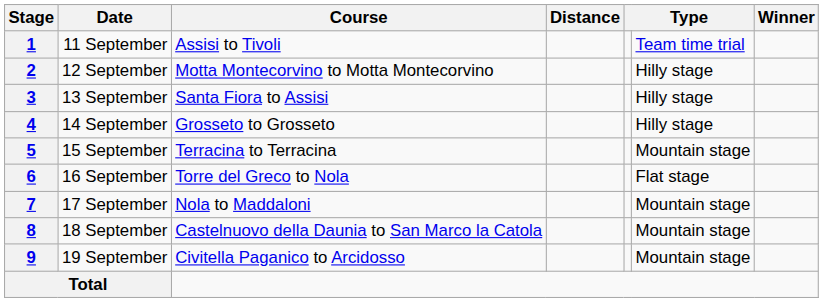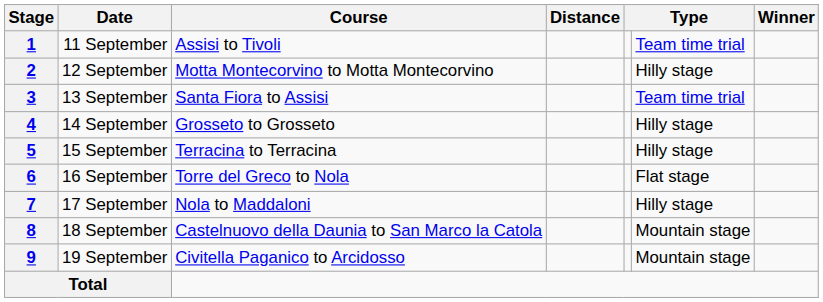(674, 97) Hilly stage -> (690, 97) Team time trial
(693, 151) Mountain stage -> (674, 151) Hilly stage
(693, 204) Mountain stage -> (674, 204) Hilly stage
